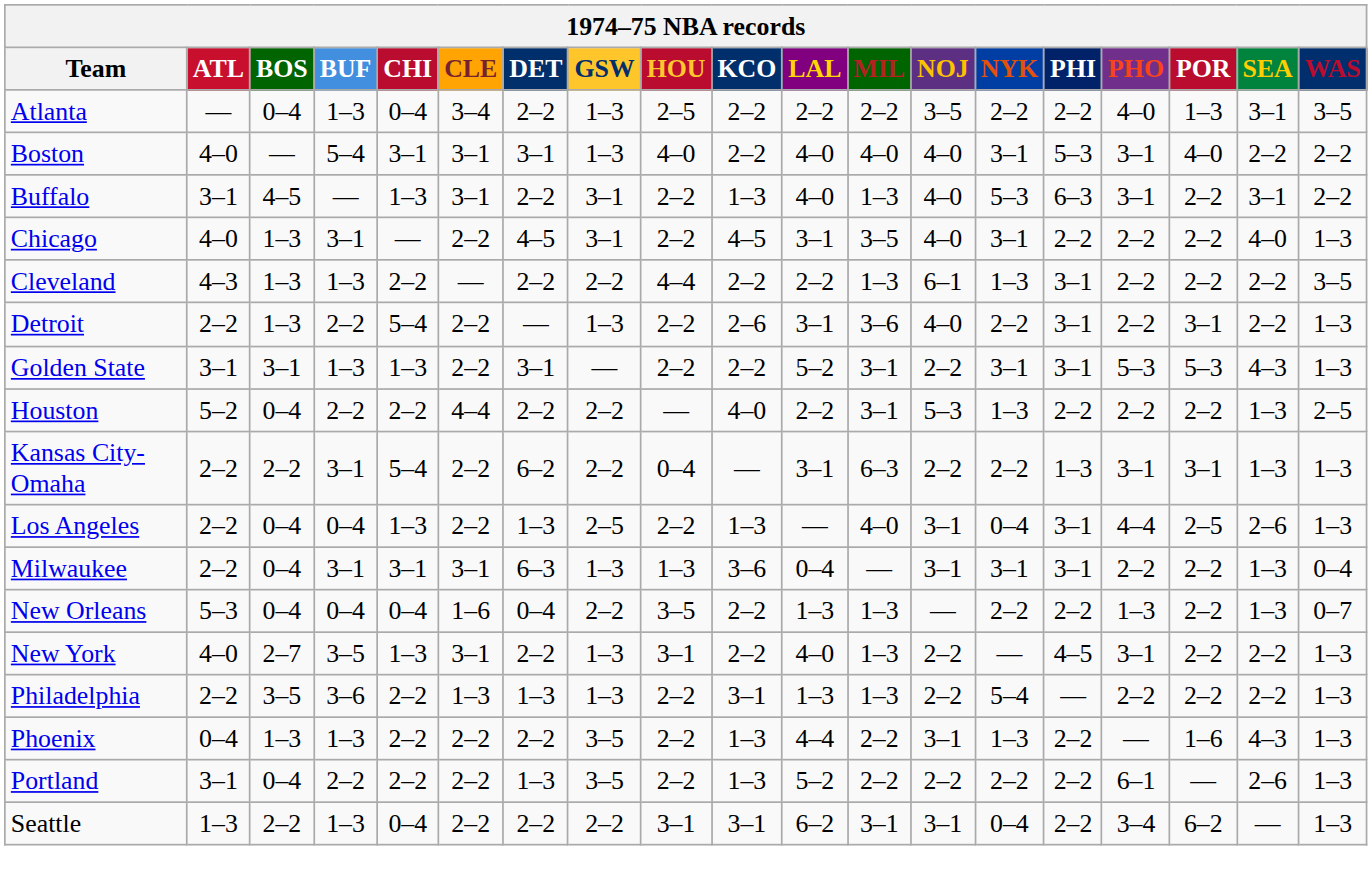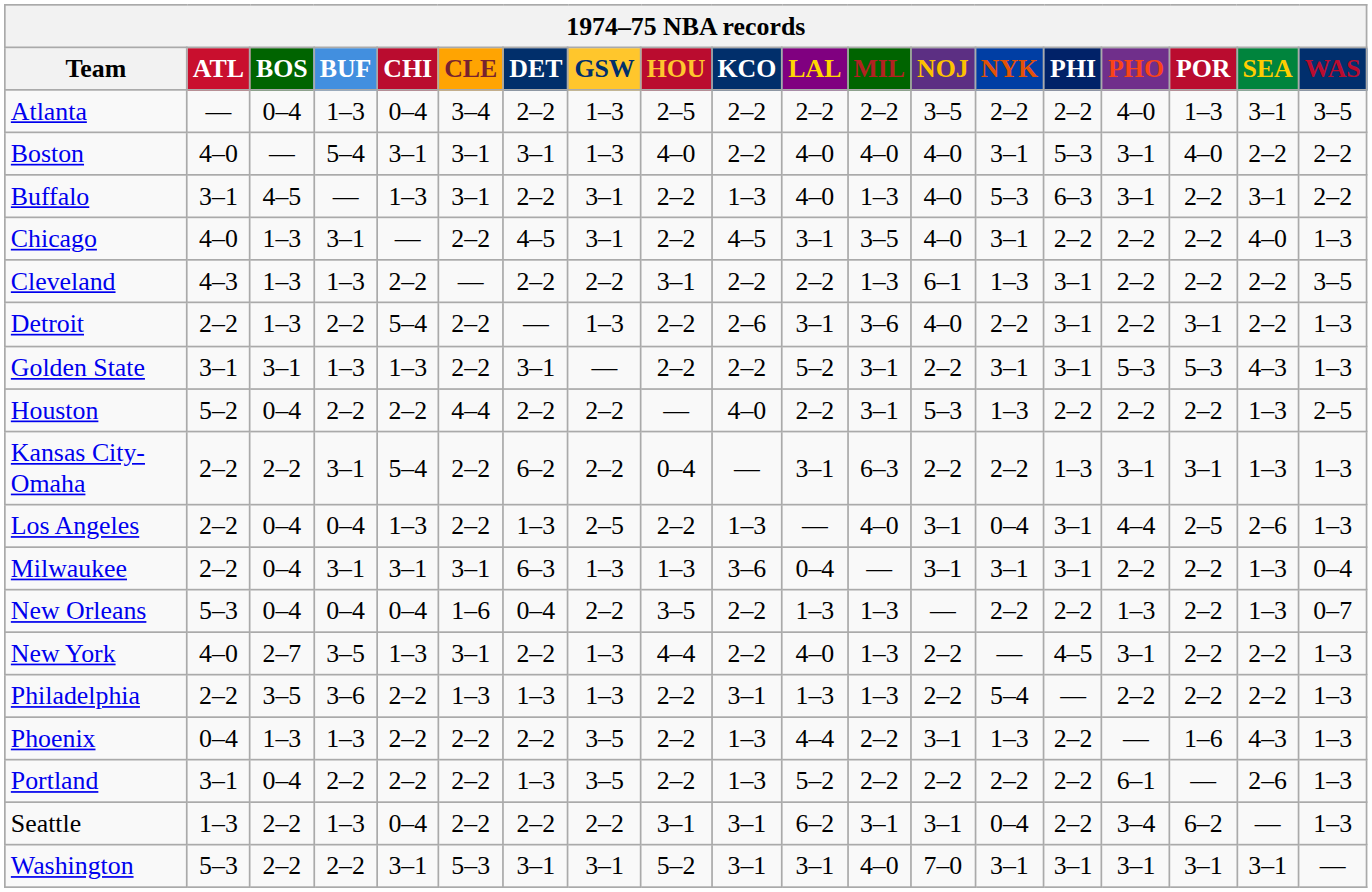(676, 281) 4–4 -> (676, 281) 3–1
(676, 653) 3–1 -> (676, 653) 4–4
+ row: (72, 866)
